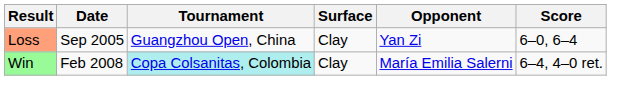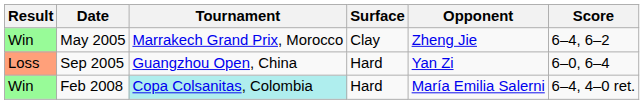+ row: (93, 39)
(333, 39) Clay -> (366, 63) Hard
(333, 63) Clay -> (366, 87) Hard
